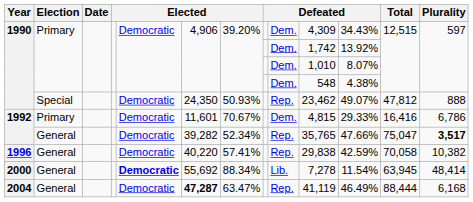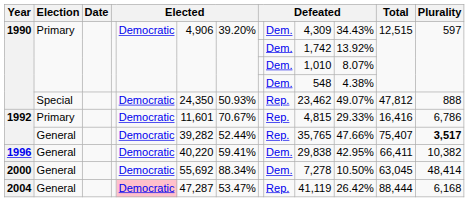(284, 118) Dem. -> (278, 118) Rep.
(241, 135) 52.34% -> (237, 135) 52.44%
(400, 135) 75,047 -> (396, 135) 75,407
(241, 153) 57.41% -> (237, 153) 59.41%
(282, 153) Rep. -> (279, 153) Dem.
(359, 153) 42.59% -> (355, 153) 42.95%
(400, 153) 70,058 -> (396, 153) 66,411
(149, 170) bold -> (147, 170) normal
(279, 170) Lib. -> (279, 170) Dem.
(360, 170) 11.54% -> (355, 170) 10.50%
(400, 170) 63,945 -> (396, 170) 63,045
(147, 188) no background -> (147, 188) pink background
(201, 188) bold -> (196, 188) normal
(241, 188) 63.47% -> (237, 188) 53.47%
(359, 188) 46.49% -> (355, 188) 26.42%
